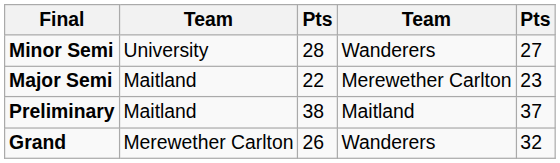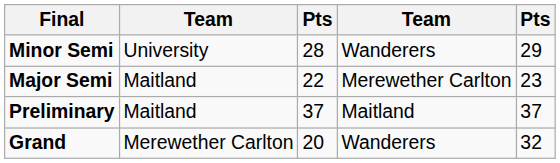(531, 50) 27 -> (531, 50) 29
(313, 111) 38 -> (313, 111) 37
(313, 142) 26 -> (313, 142) 20
